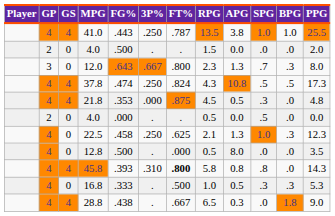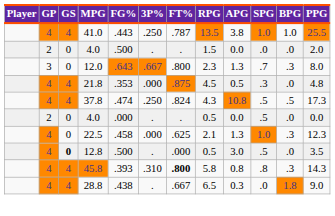rows swapped: (49, 100) <-> (49, 83)
(152, 134) .250 -> (152, 134) .000
(68, 151) normal -> (68, 151) bold
(237, 151) 8.0 -> (237, 151) 3.0
(264, 151) .0 -> (264, 151) .5
(290, 168) .0 -> (290, 168) .3
- row: (49, 185)
